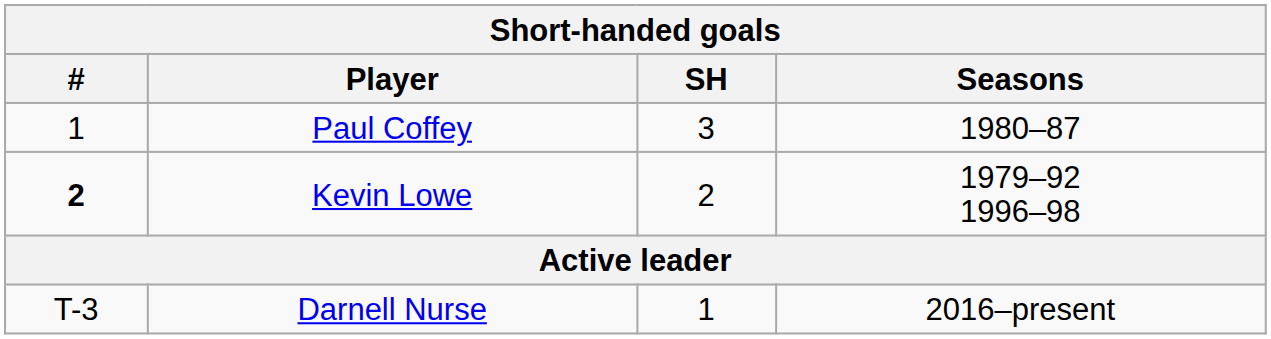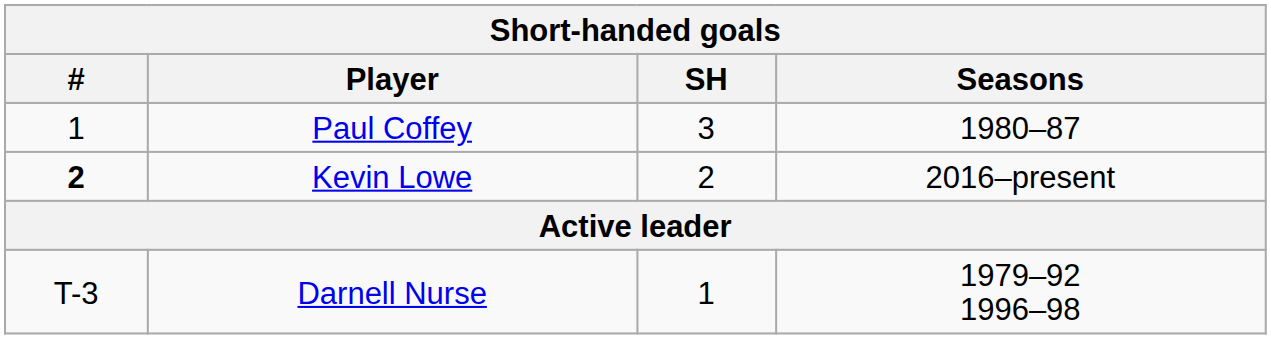(1020, 194) 1979–92 1996–98 -> (1020, 177) 2016–present
(1020, 310) 2016–present -> (1020, 293) 1979–92 1996–98
